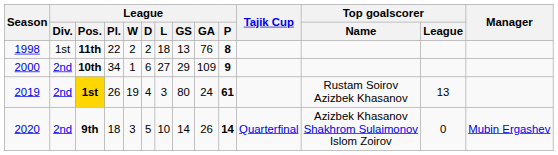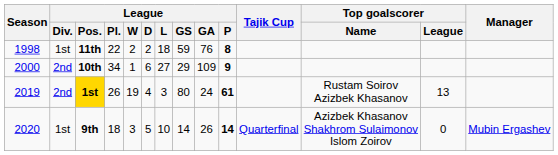(184, 49) 13 -> (184, 49) 59
(63, 129) 2nd -> (63, 129) 1st
